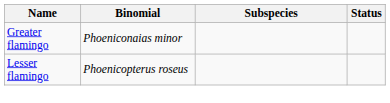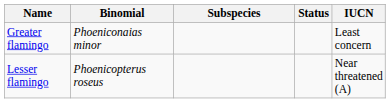+ column: (359, 13)
